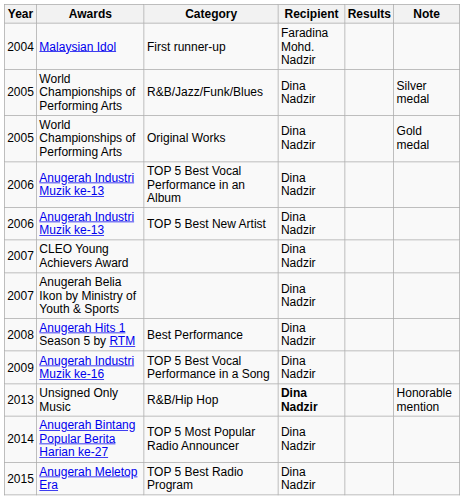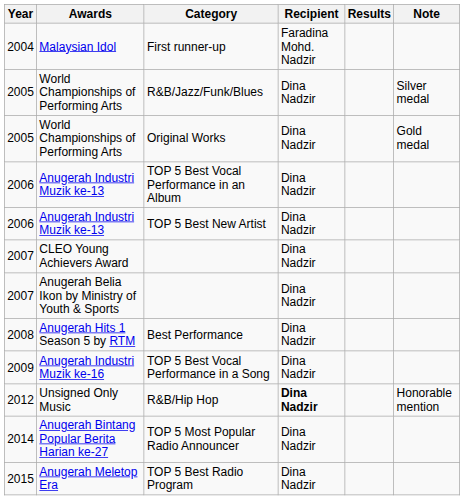(20, 400) 2013 -> (20, 400) 2012
